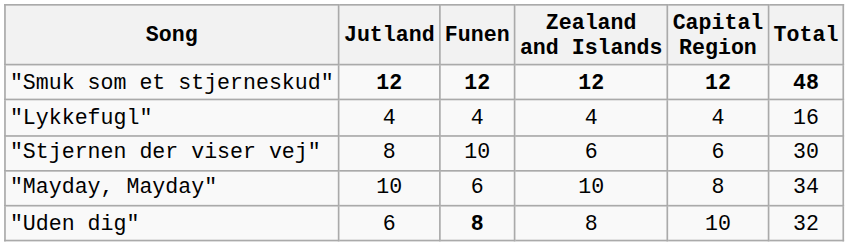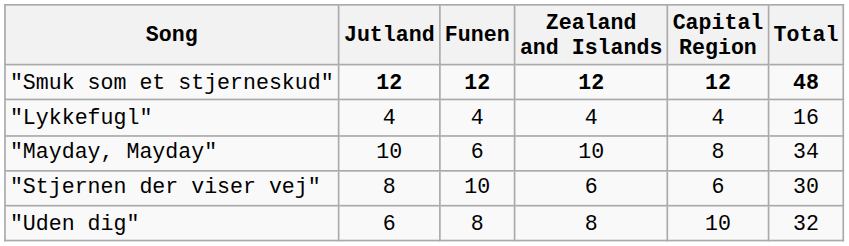rows swapped: (114, 188) <-> (165, 153)
(477, 223) bold -> (477, 223) normal
